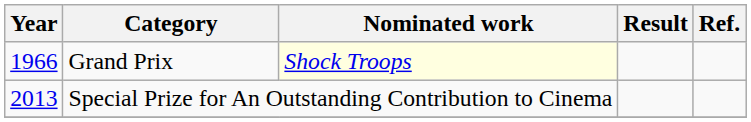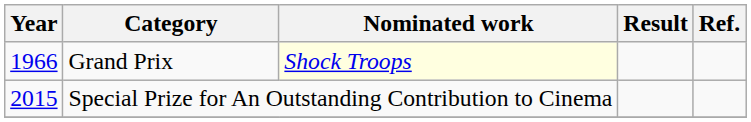(34, 98) 2013 -> (34, 98) 2015
